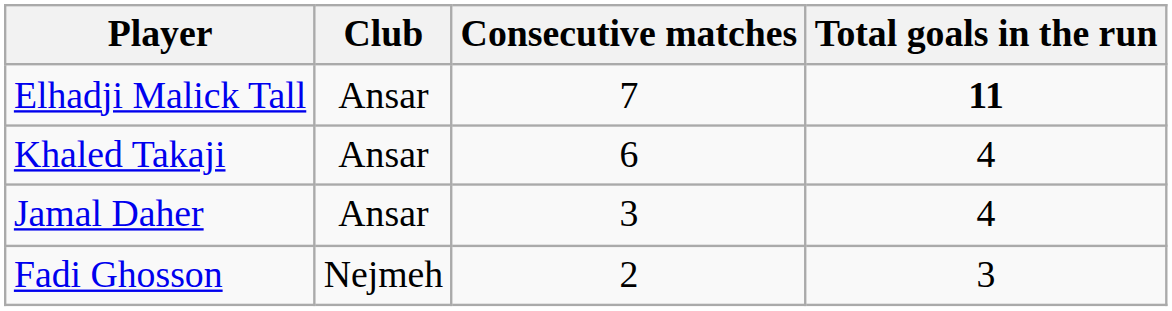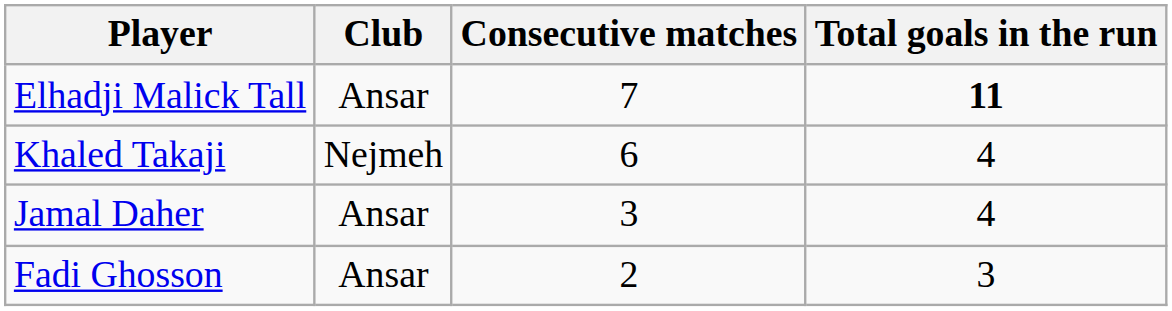(383, 154) Ansar -> (383, 154) Nejmeh
(383, 273) Nejmeh -> (383, 273) Ansar
